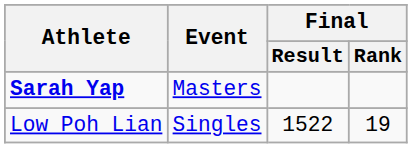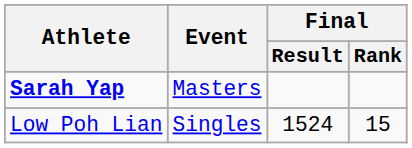(308, 125) 1522 -> (308, 125) 1524
(378, 125) 19 -> (378, 125) 15
